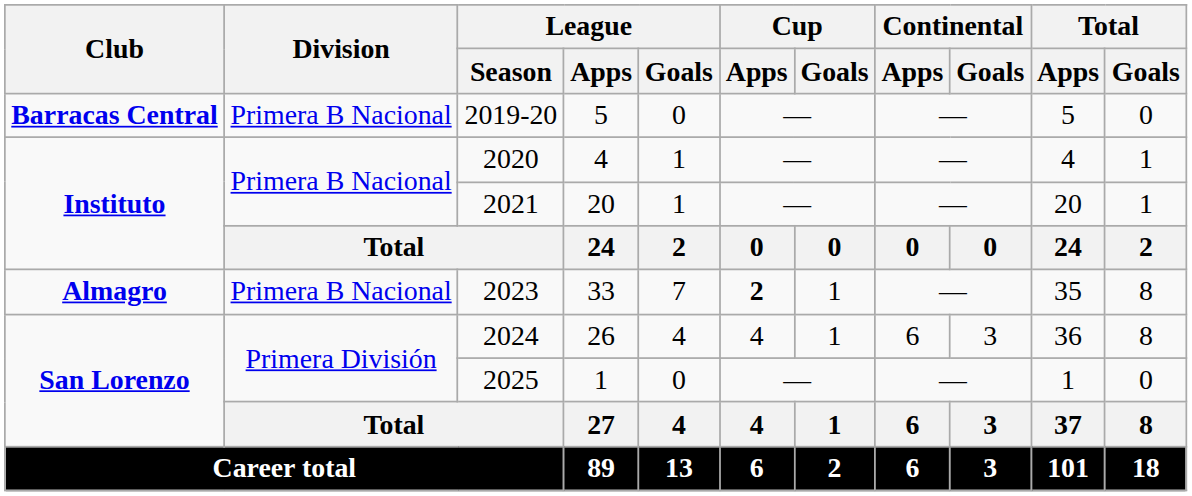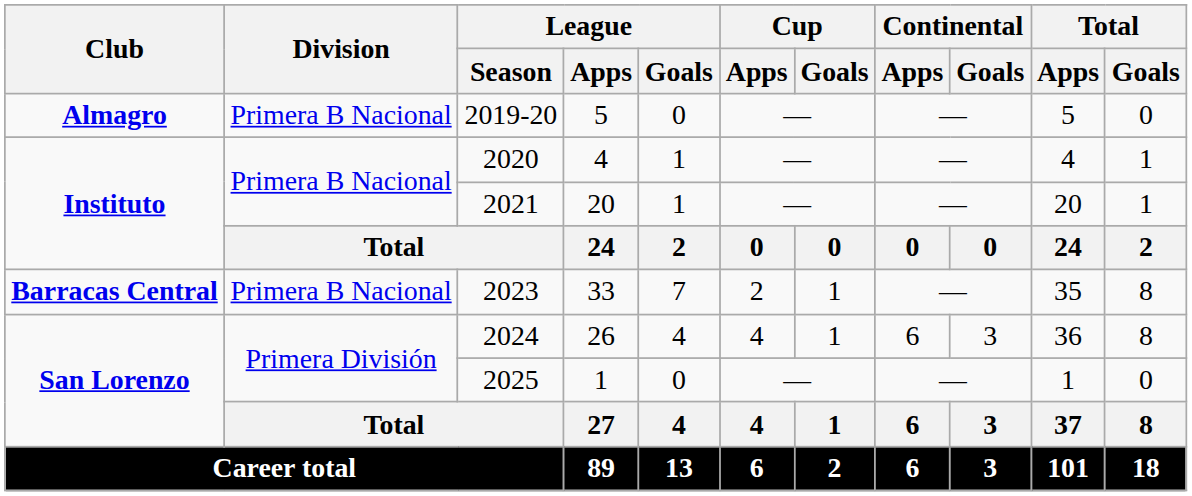(115, 114) Barracas Central -> (115, 114) Almagro
(115, 291) Almagro -> (115, 291) Barracas Central
(757, 291) bold -> (757, 291) normal
